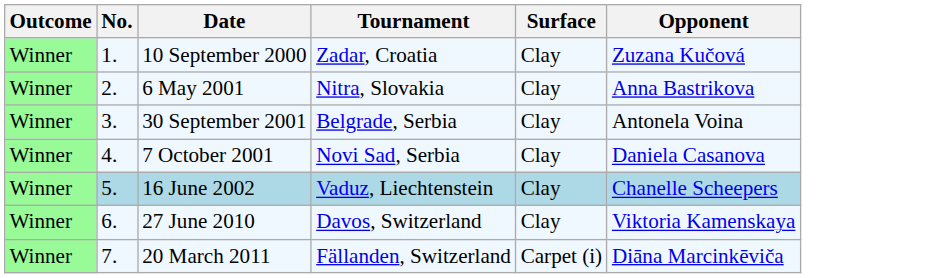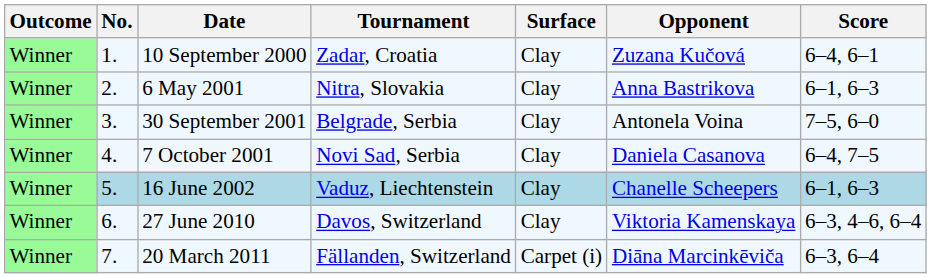+ column: (863, 21)
